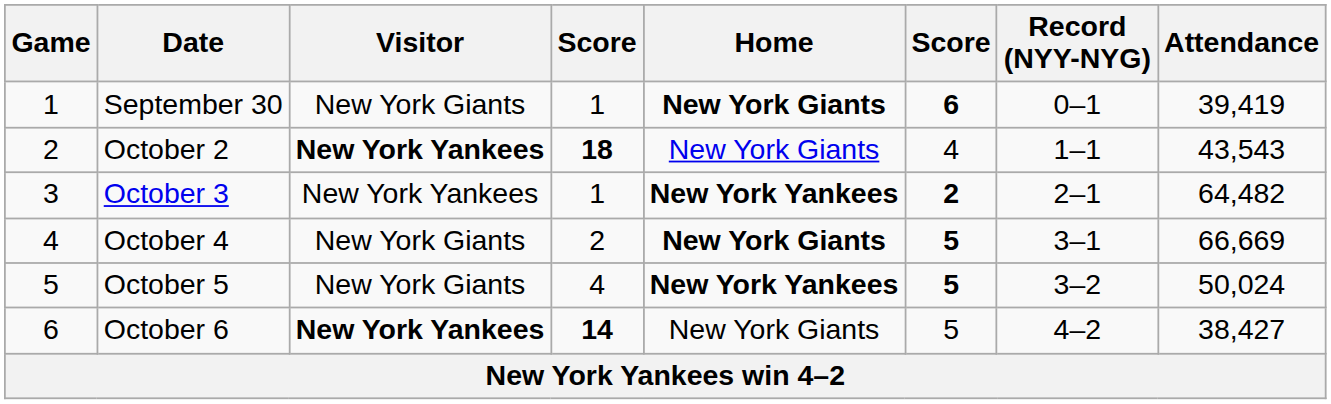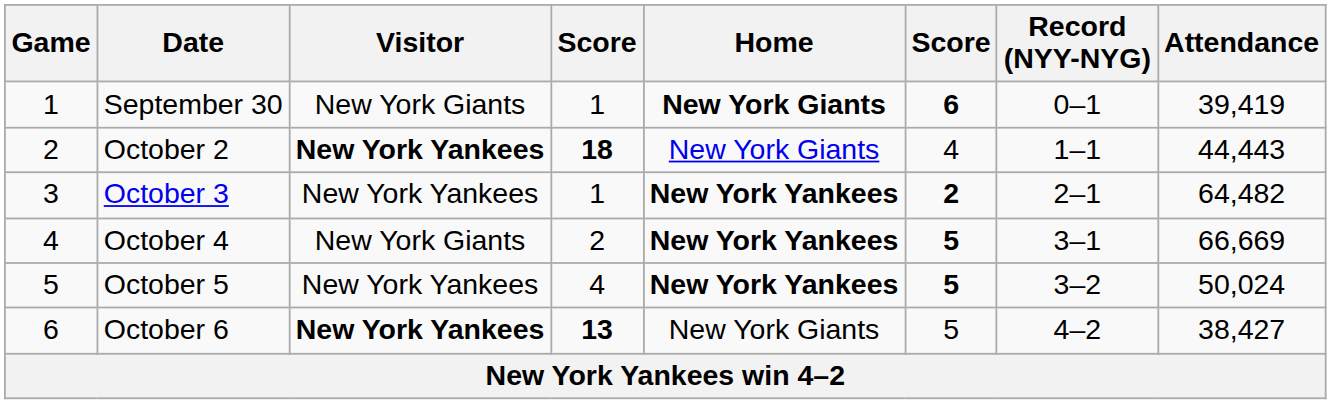(1242, 149) 43,543 -> (1242, 149) 44,443
(774, 239) New York Giants -> (774, 239) New York Yankees
(420, 284) New York Giants -> (420, 284) New York Yankees
(597, 330) 14 -> (597, 330) 13
